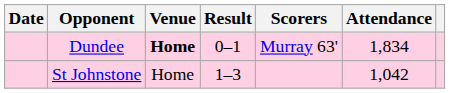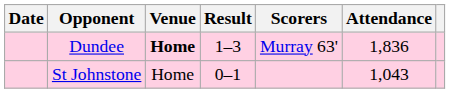(228, 46) 0–1 -> (228, 46) 1–3
(389, 46) 1,834 -> (389, 46) 1,836
(228, 74) 1–3 -> (228, 74) 0–1
(389, 74) 1,042 -> (389, 74) 1,043
